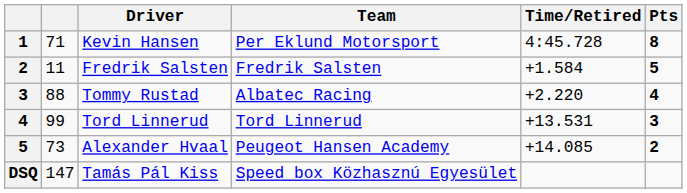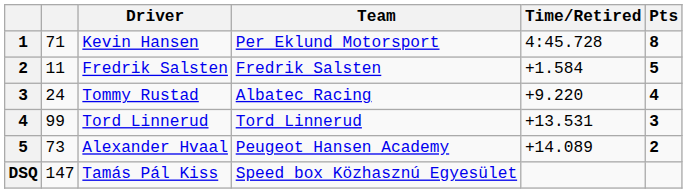(55, 96) 88 -> (55, 96) 24
(554, 96) +2.220 -> (554, 96) +9.220
(559, 149) +14.085 -> (559, 149) +14.089
